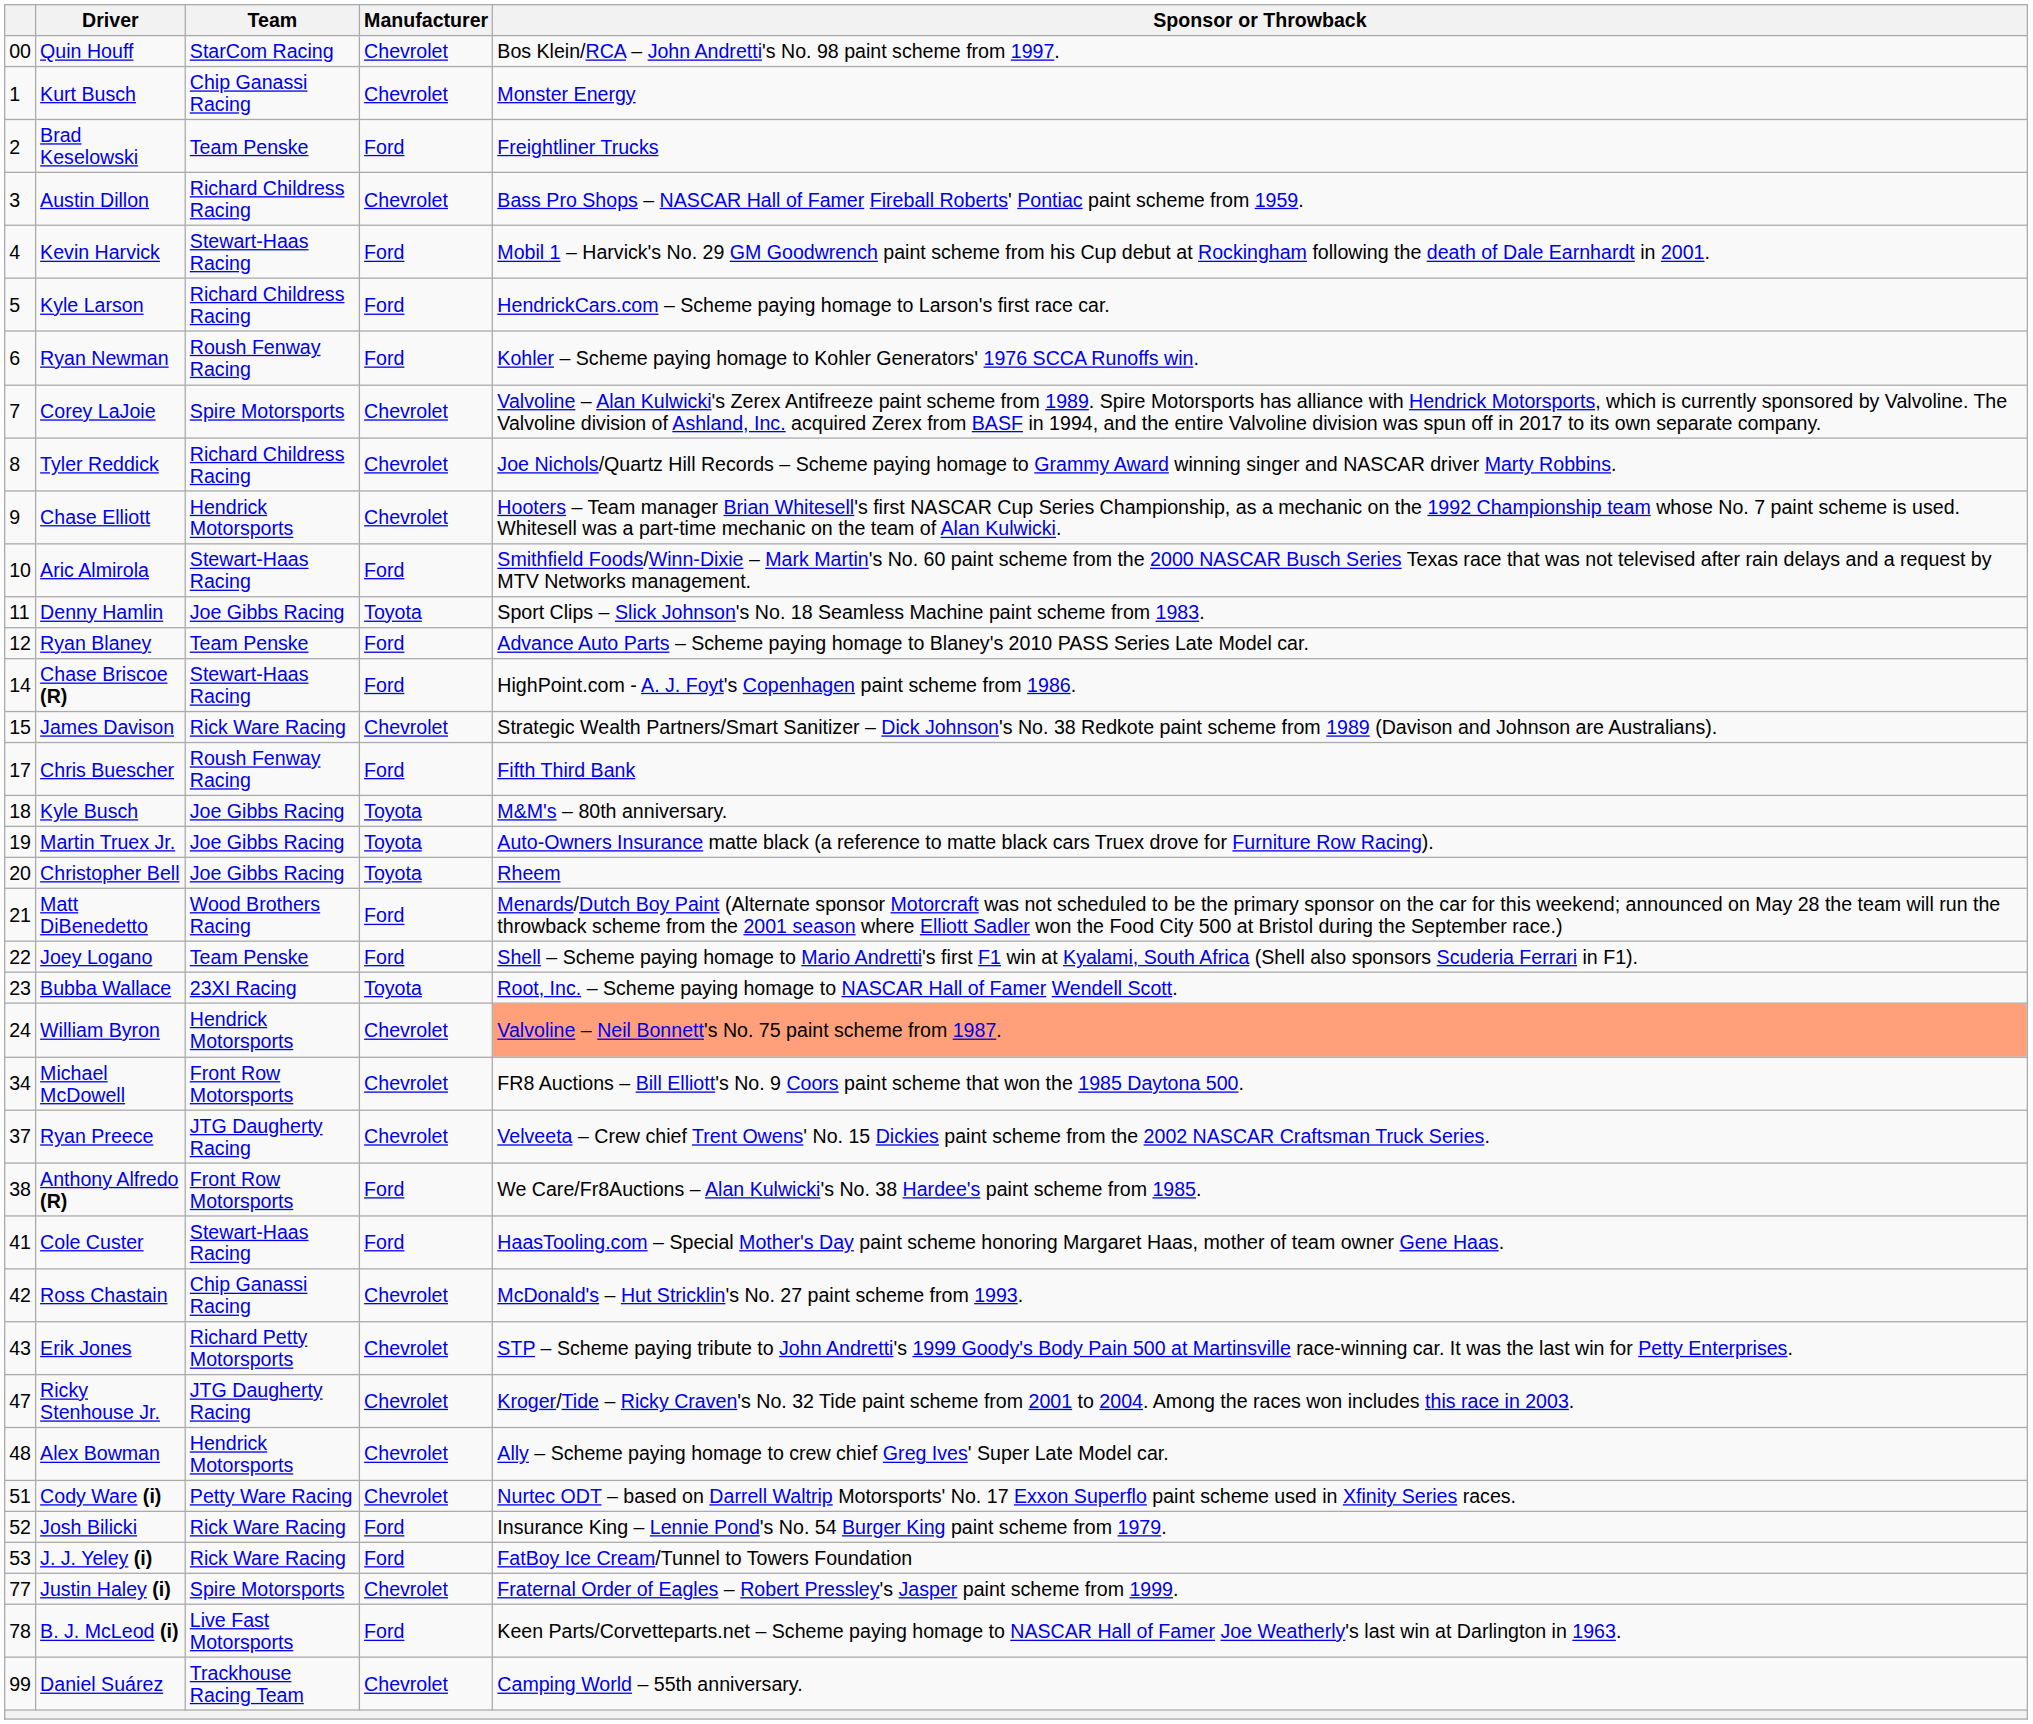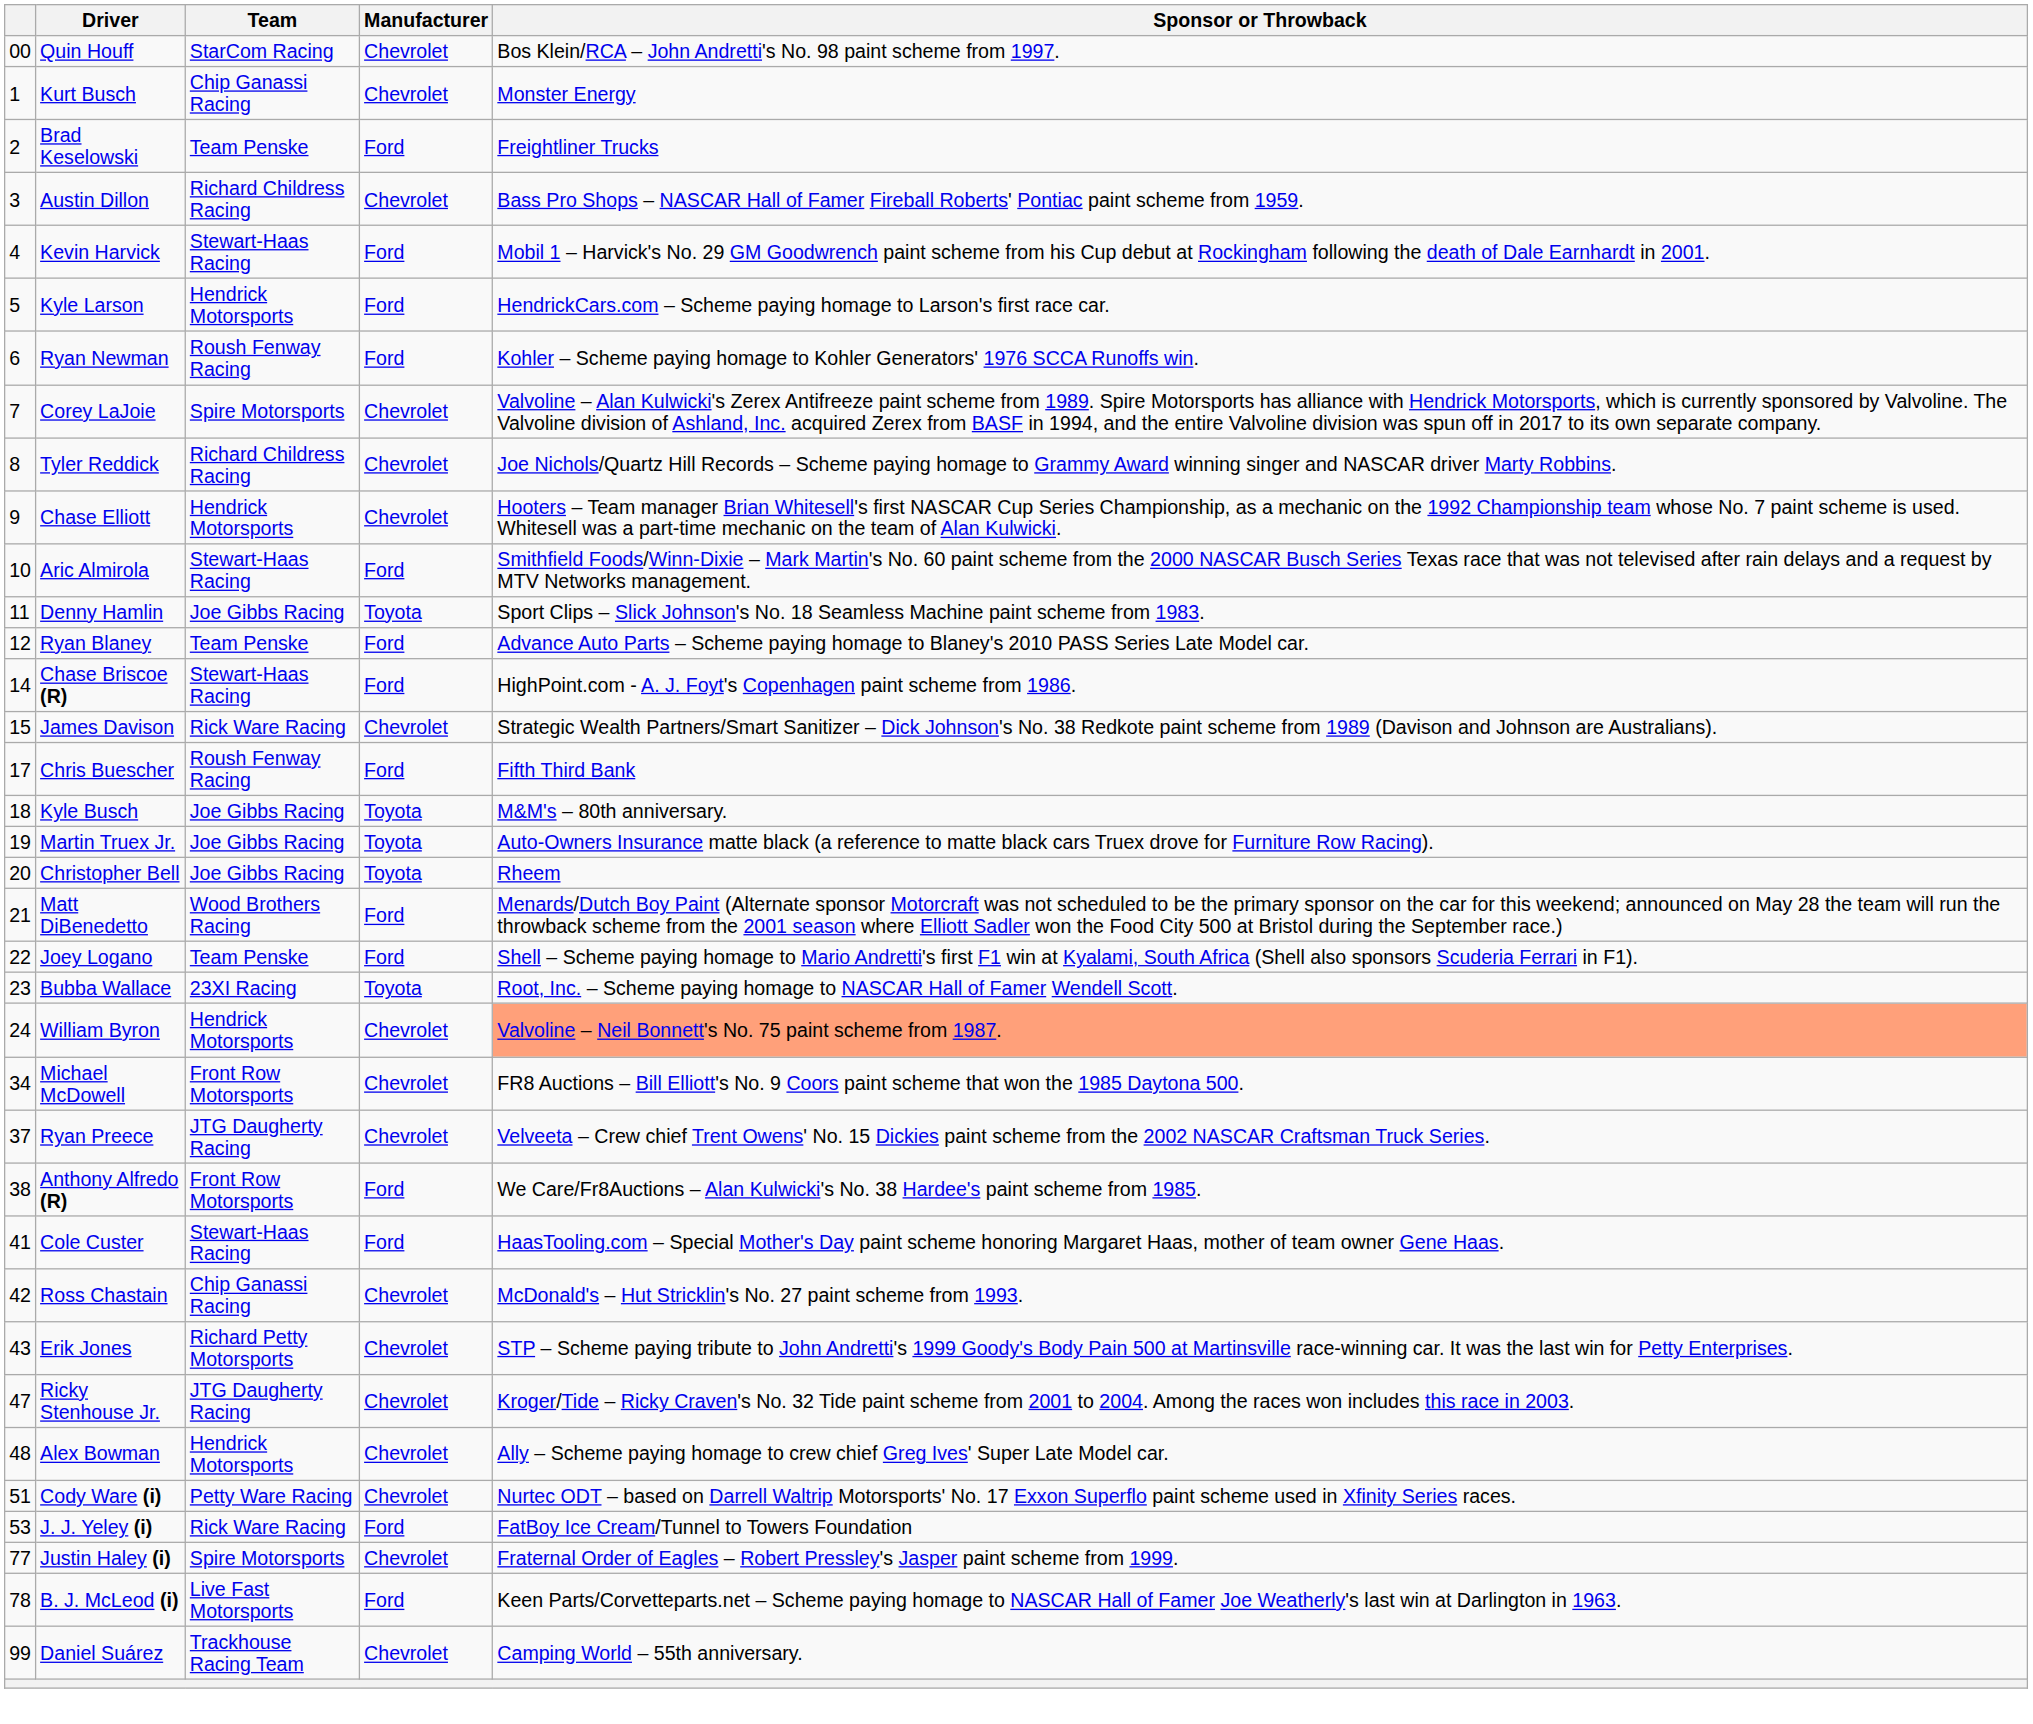(267, 305) Richard Childress Racing -> (242, 305) Hendrick Motorsports
- row: (89, 1527)
